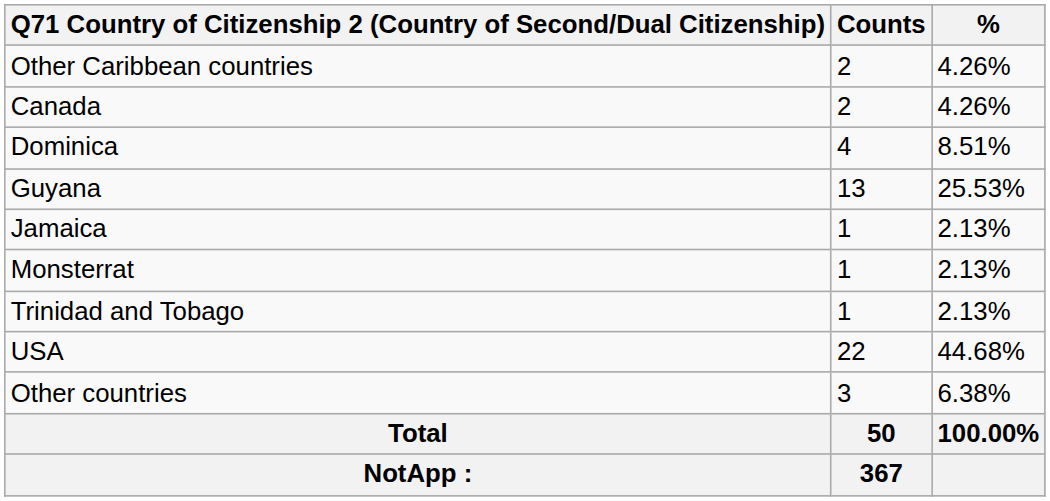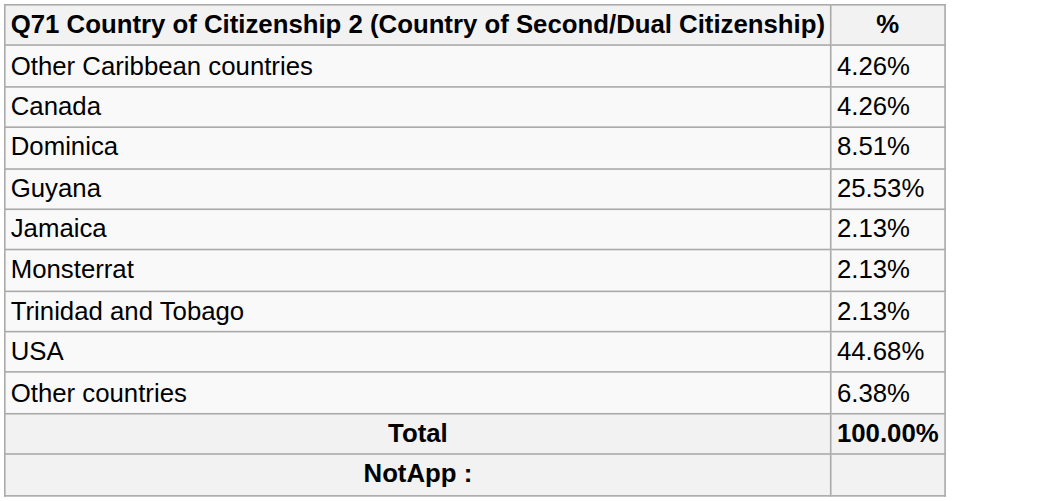- column: (881, 24)
